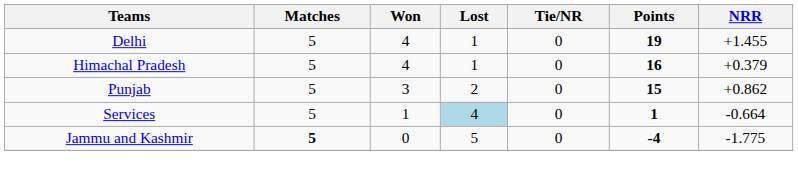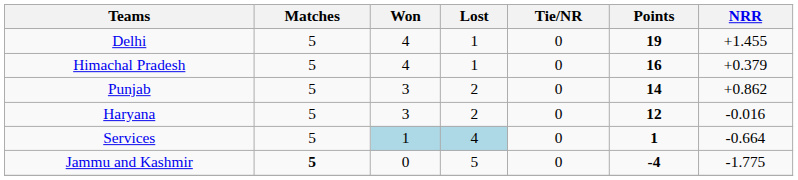(654, 89) 15 -> (654, 89) 14
+ row: (129, 114)
(406, 114) no background -> (406, 138) lightblue background
